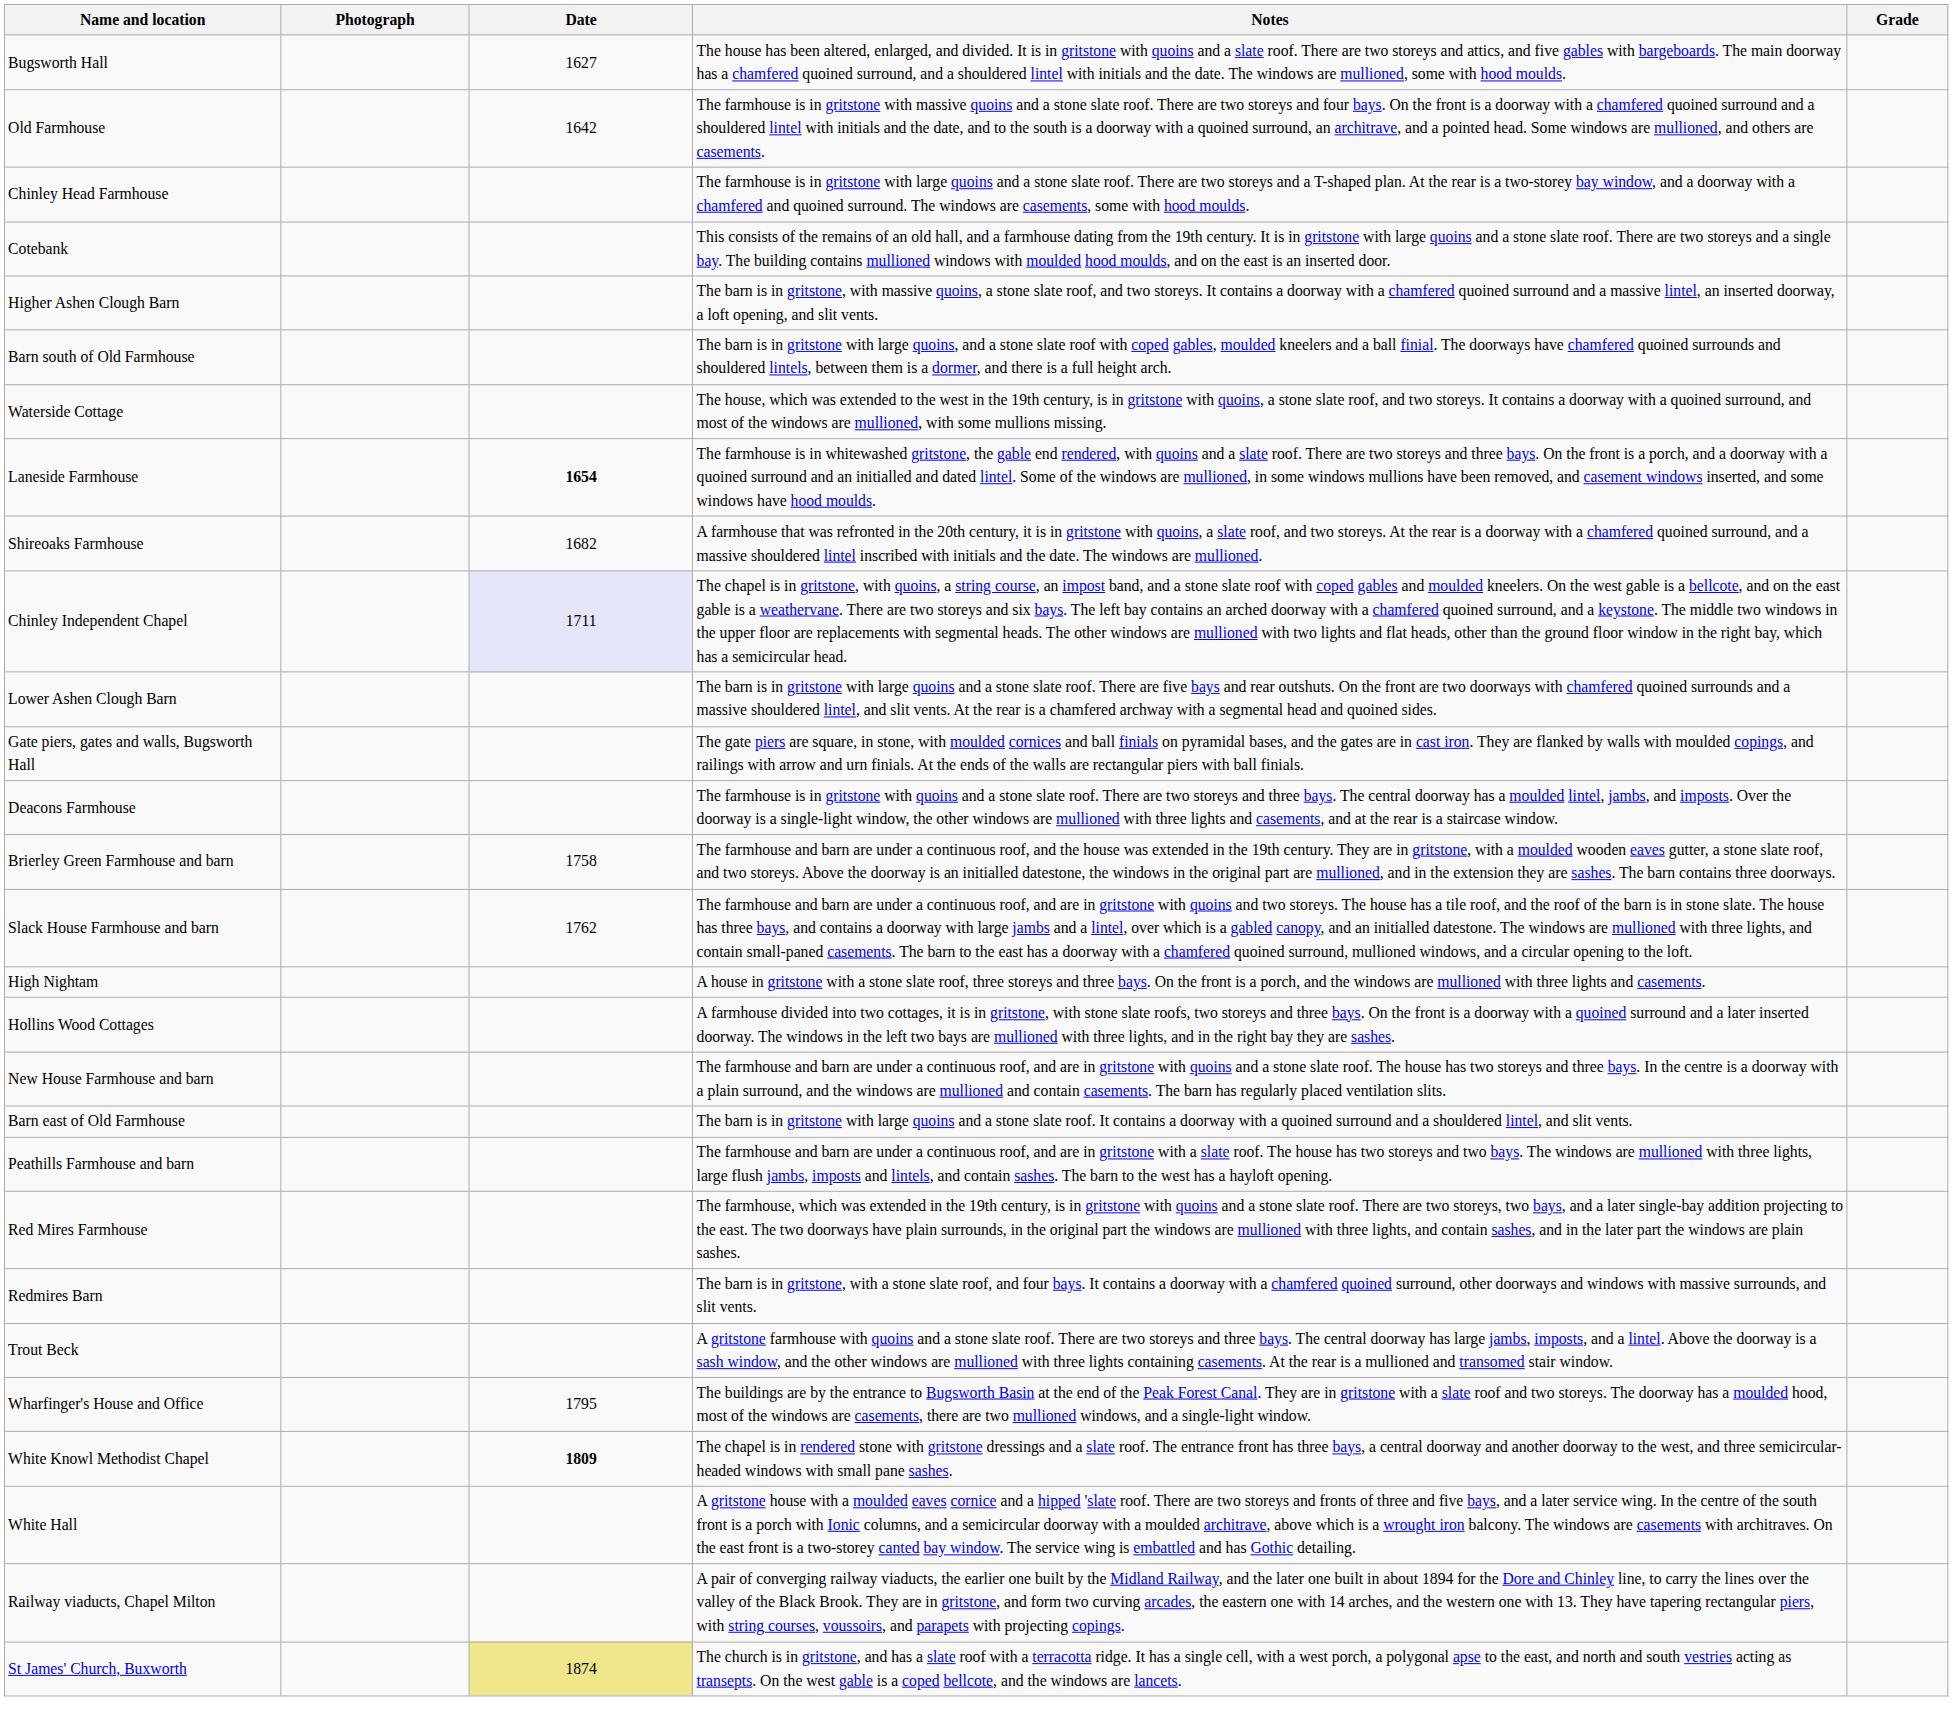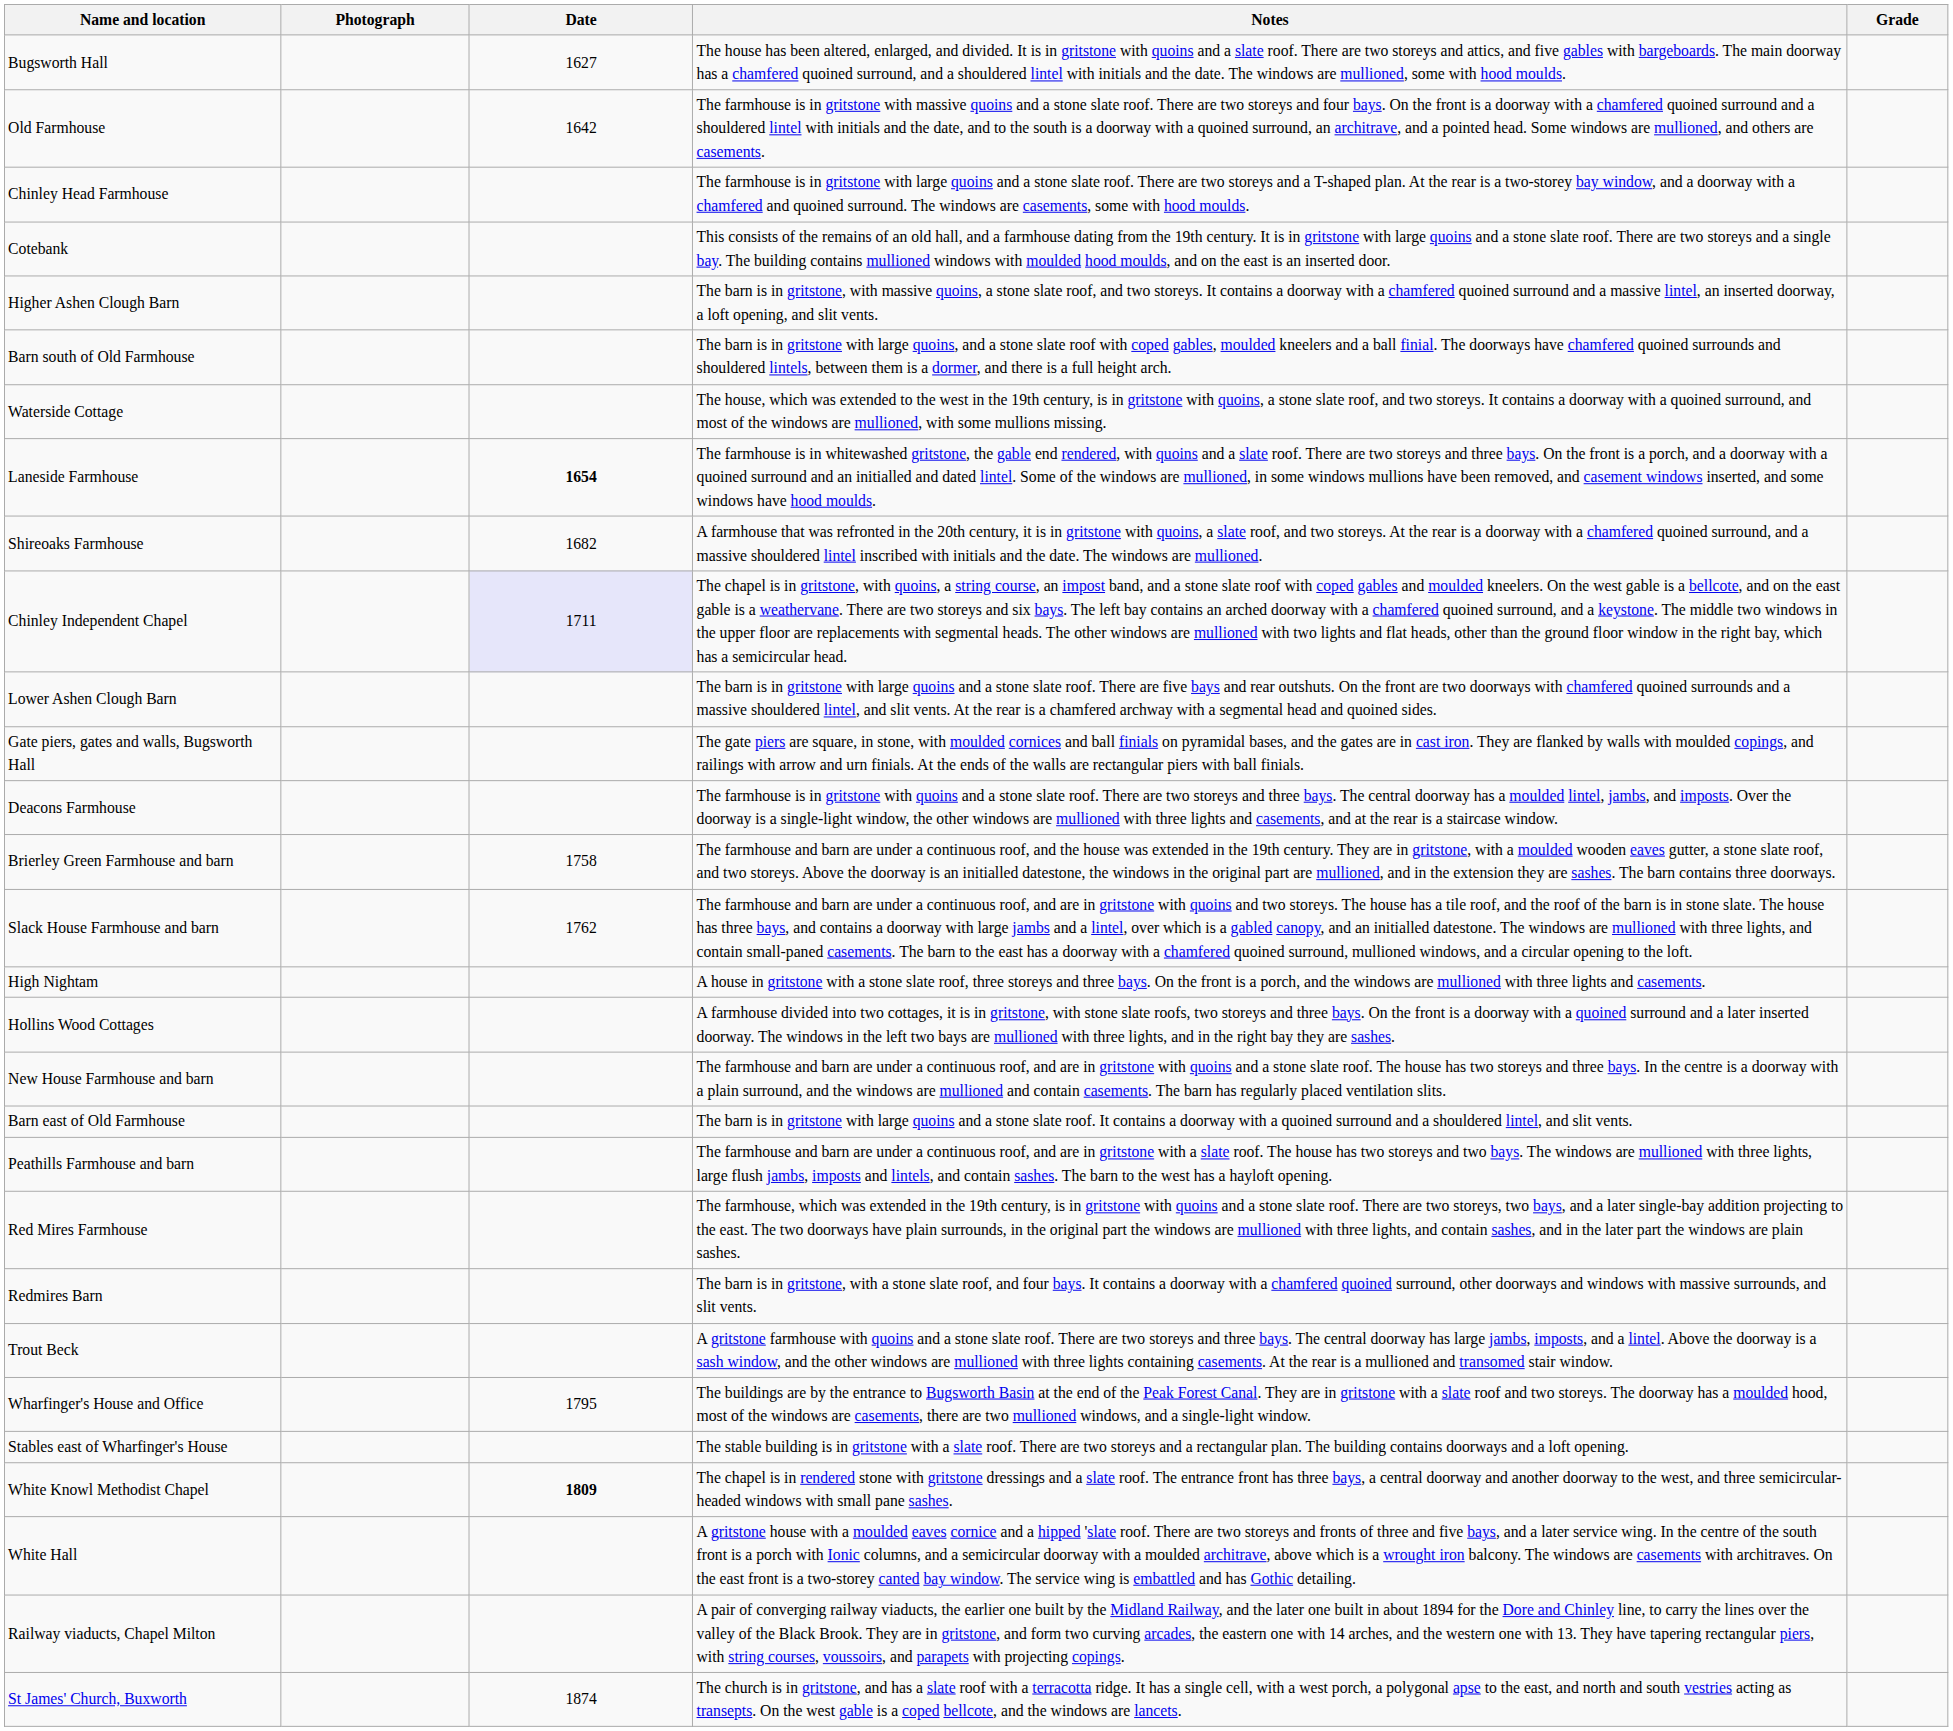+ row: (118, 1447)
(581, 1668) khaki background -> (581, 1699) no background
